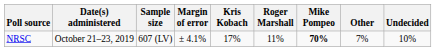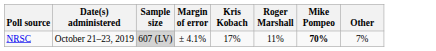- column: (407, 23)
(155, 39) no background -> (155, 39) lightgrey background
